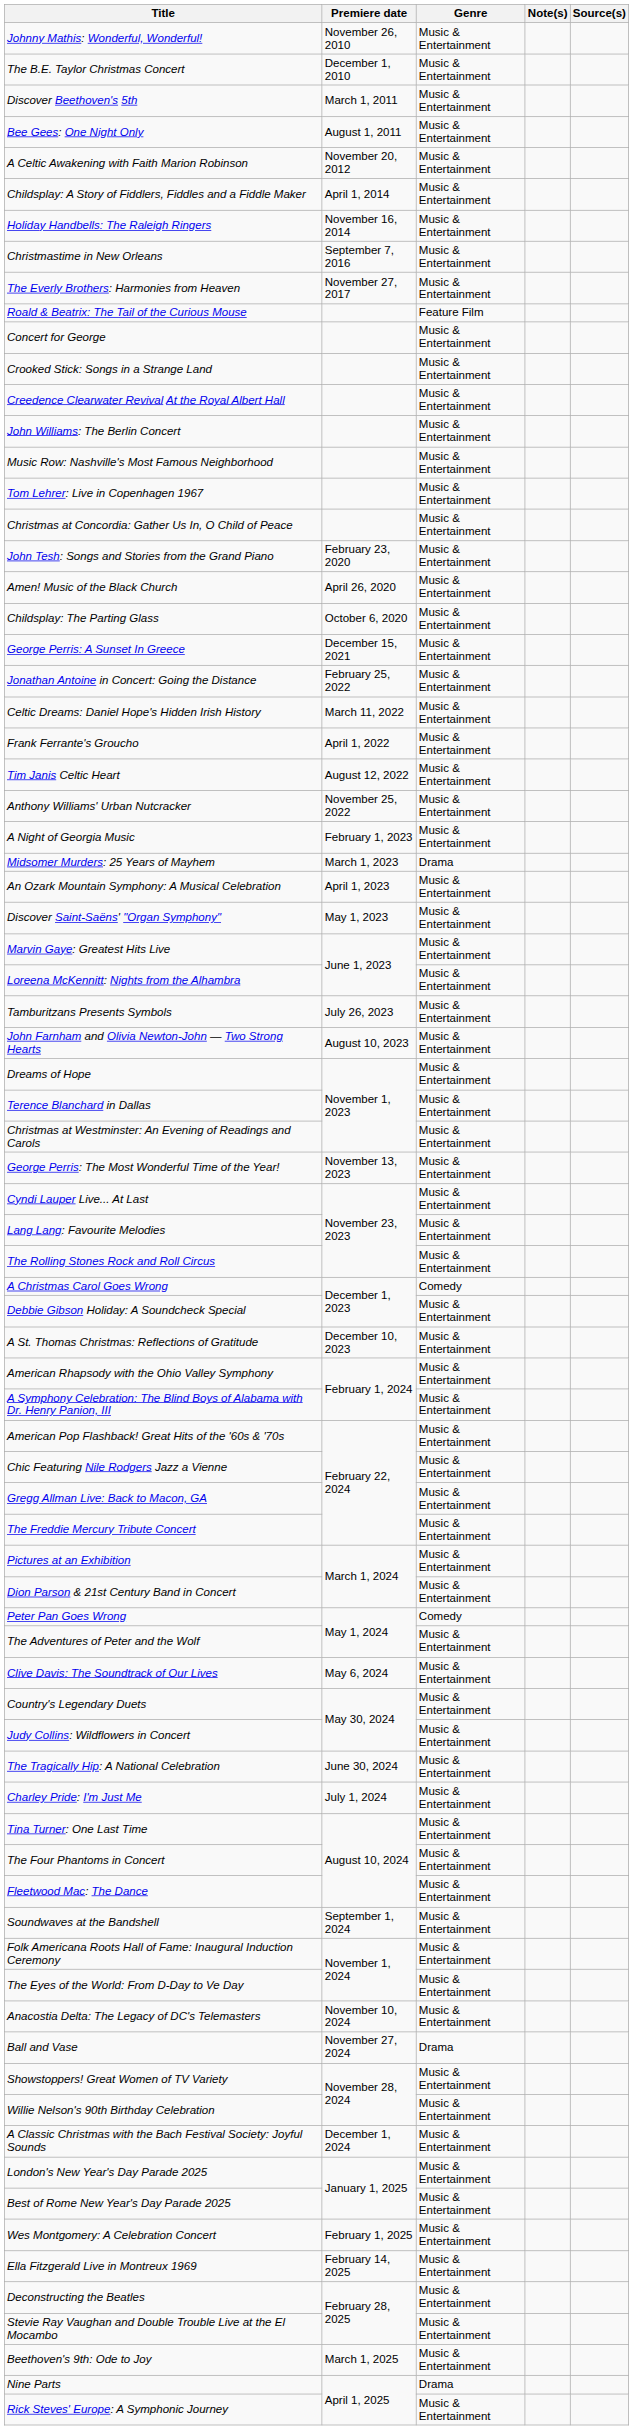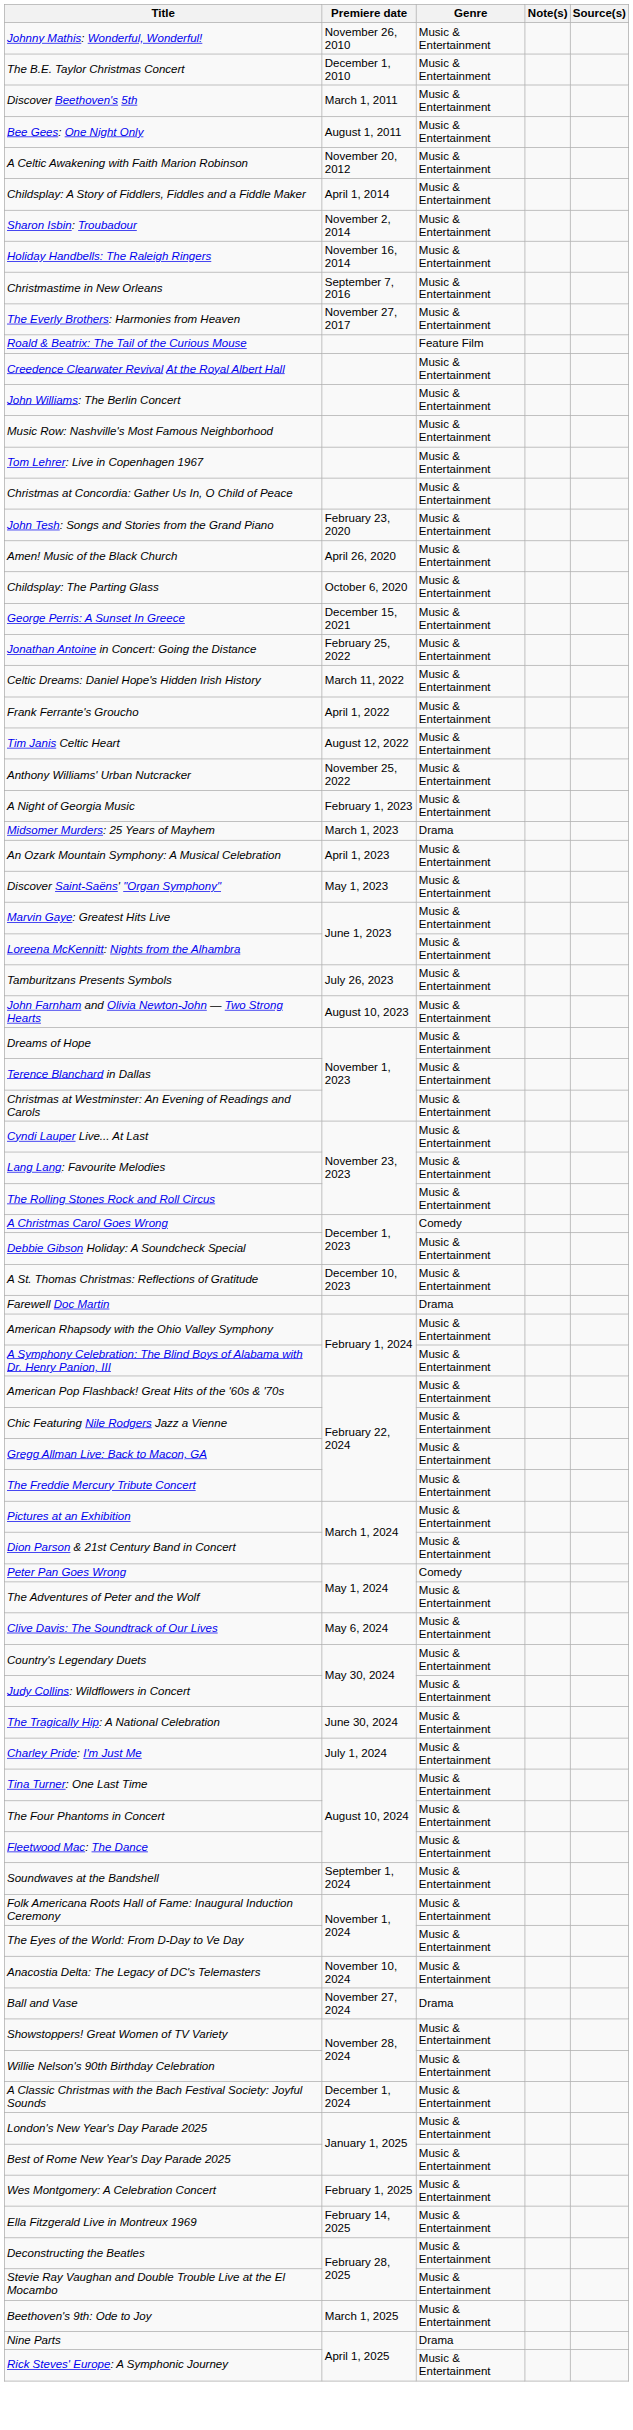+ row: (72, 225)
- row: (56, 337)
- row: (109, 368)
- row: (143, 1167)
+ row: (58, 1304)
